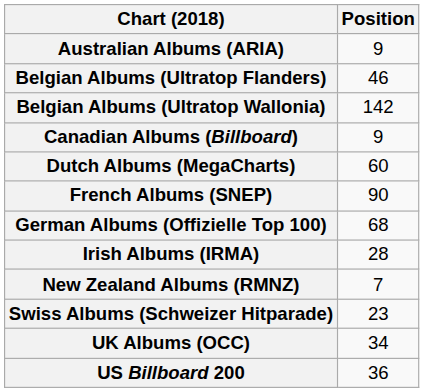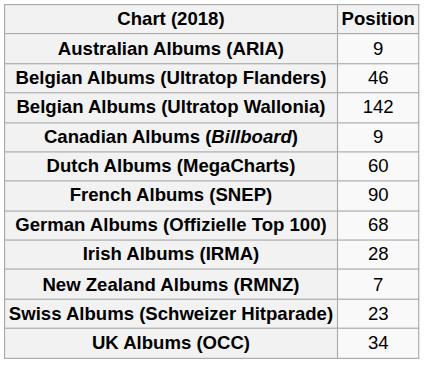- row: (171, 372)
